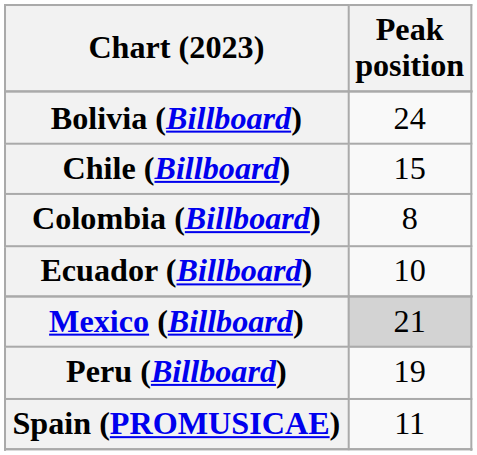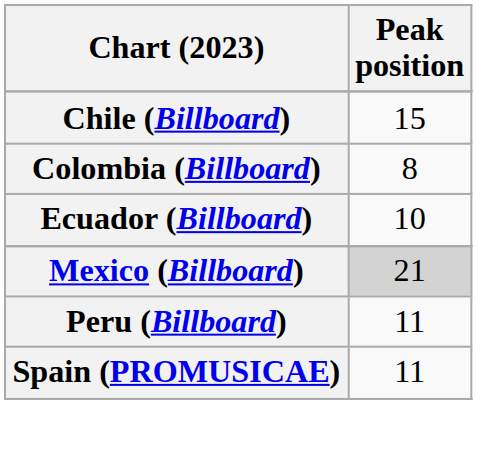- row: (176, 117)
(410, 372) 19 -> (410, 321) 11
